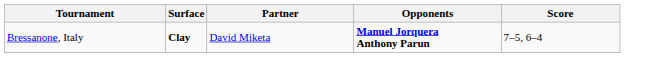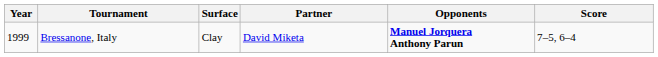+ column: (21, 12)
(179, 37) bold -> (212, 37) normal
